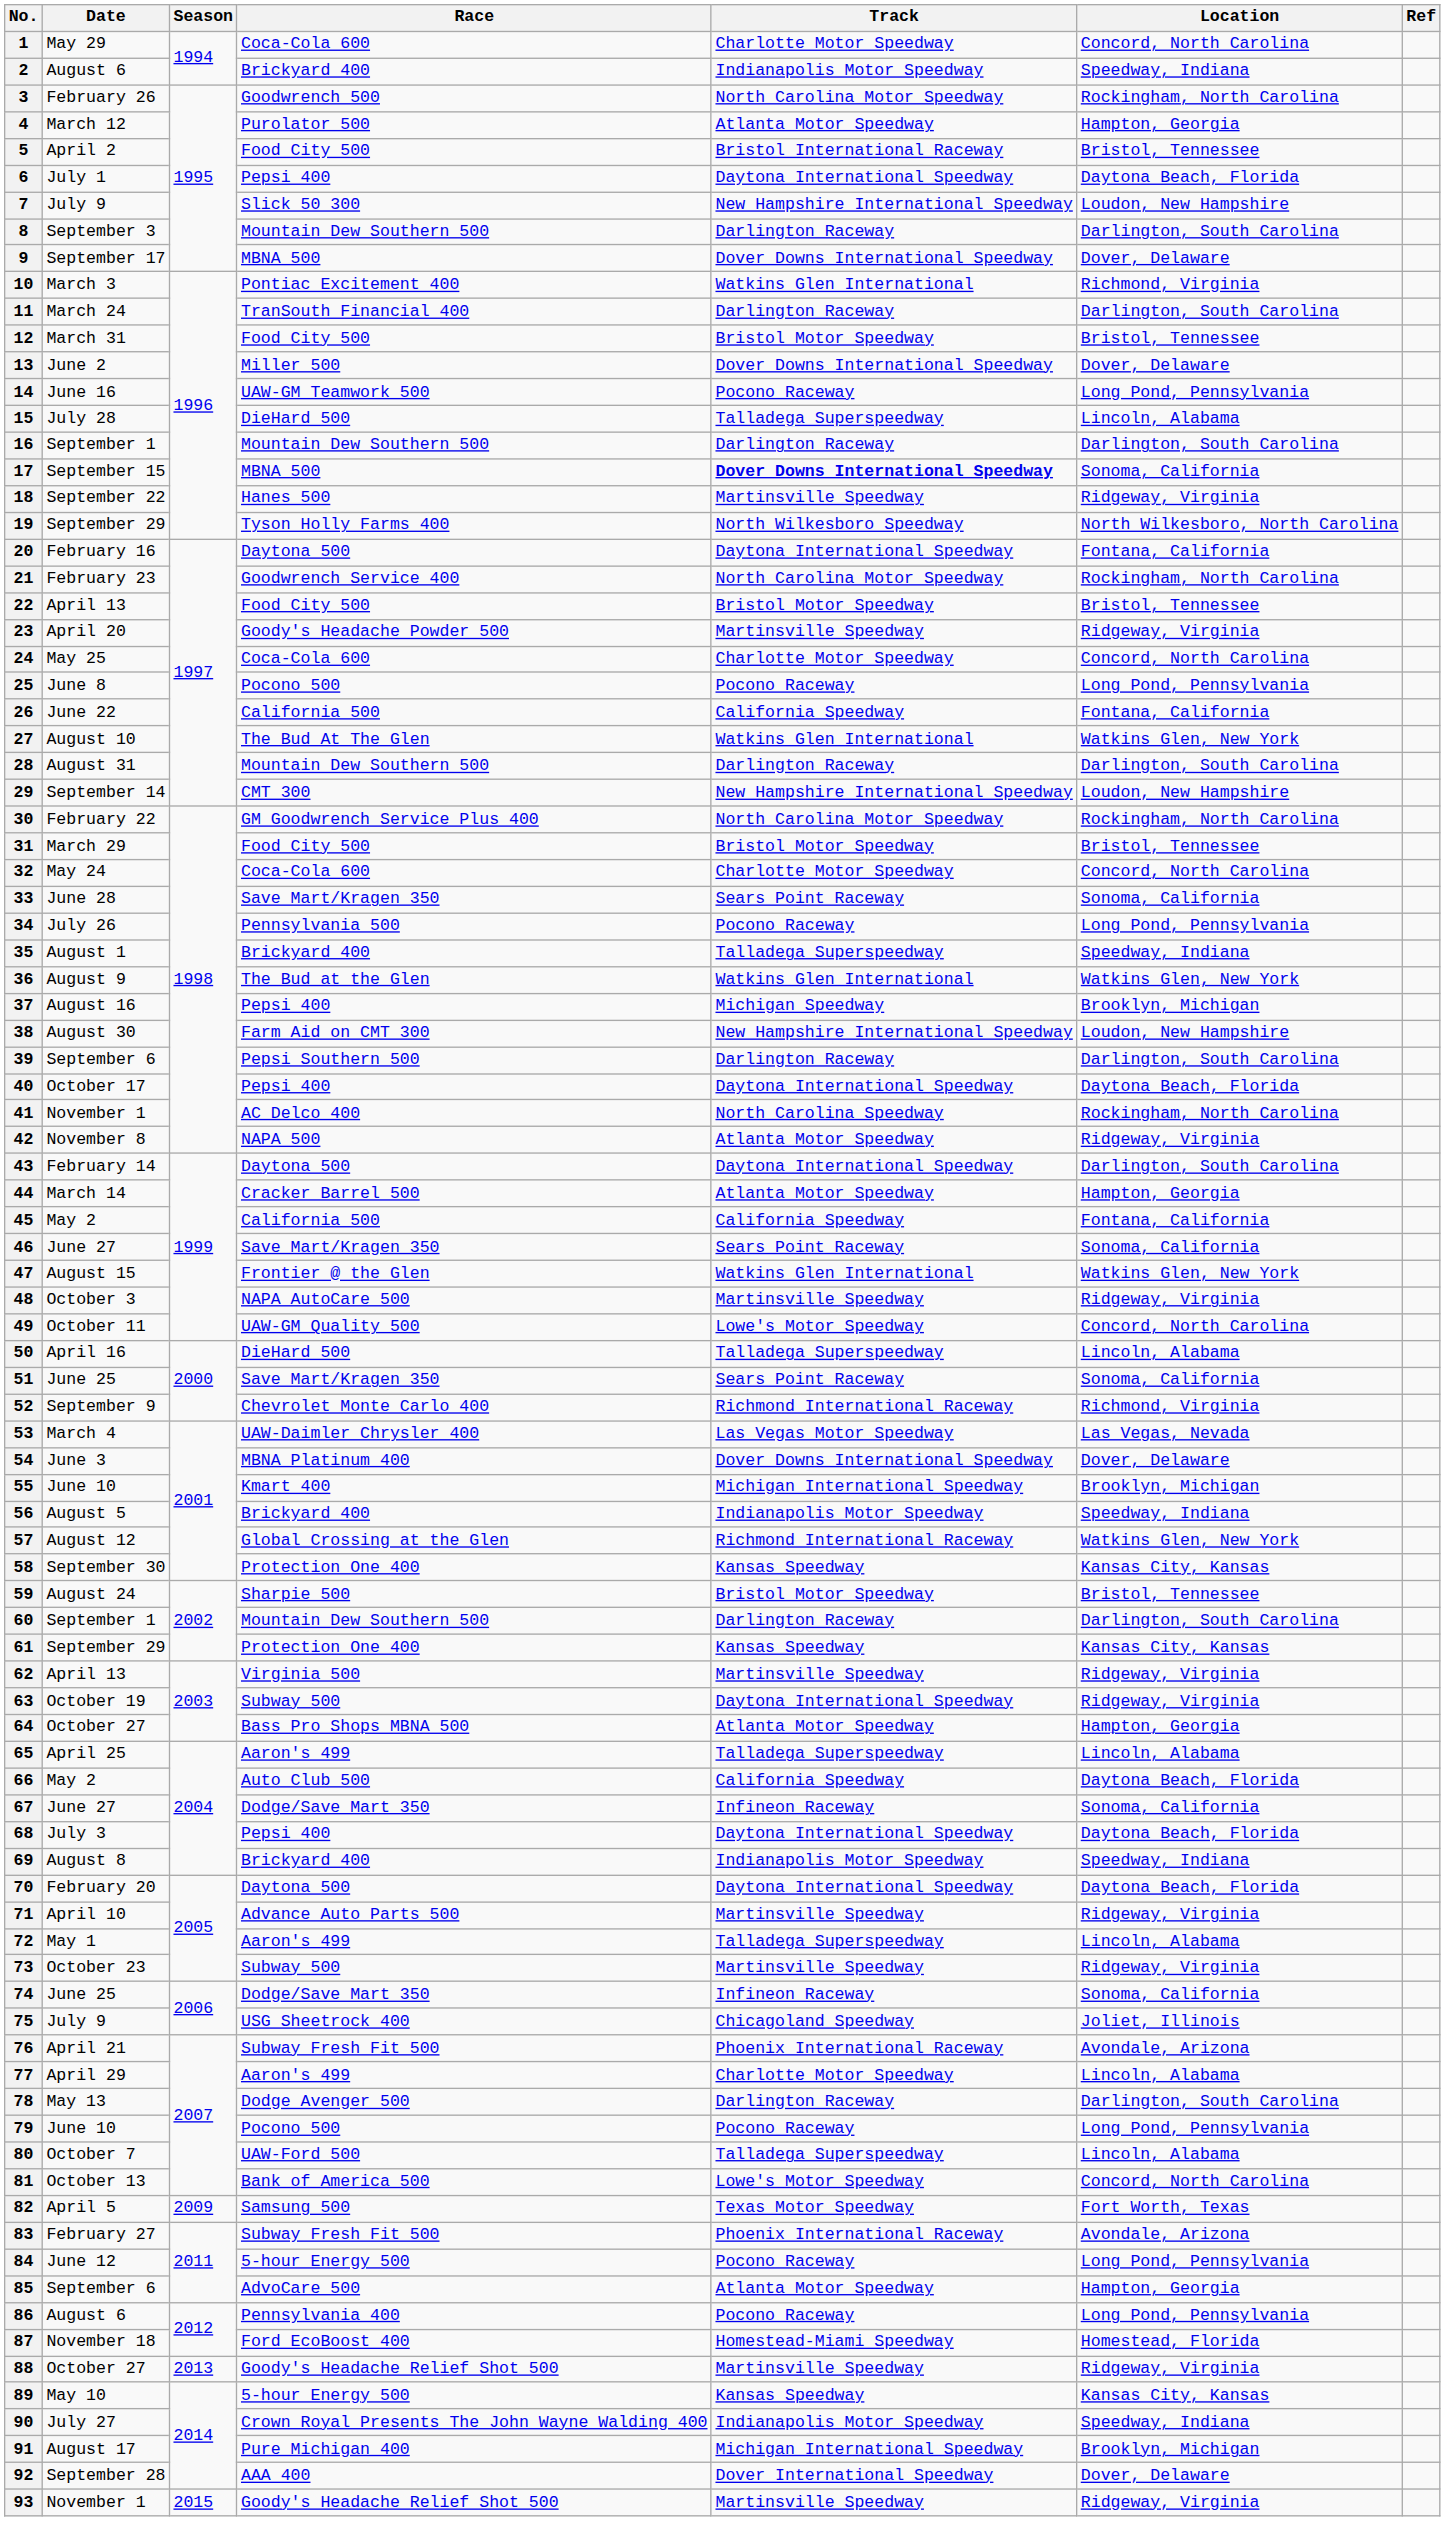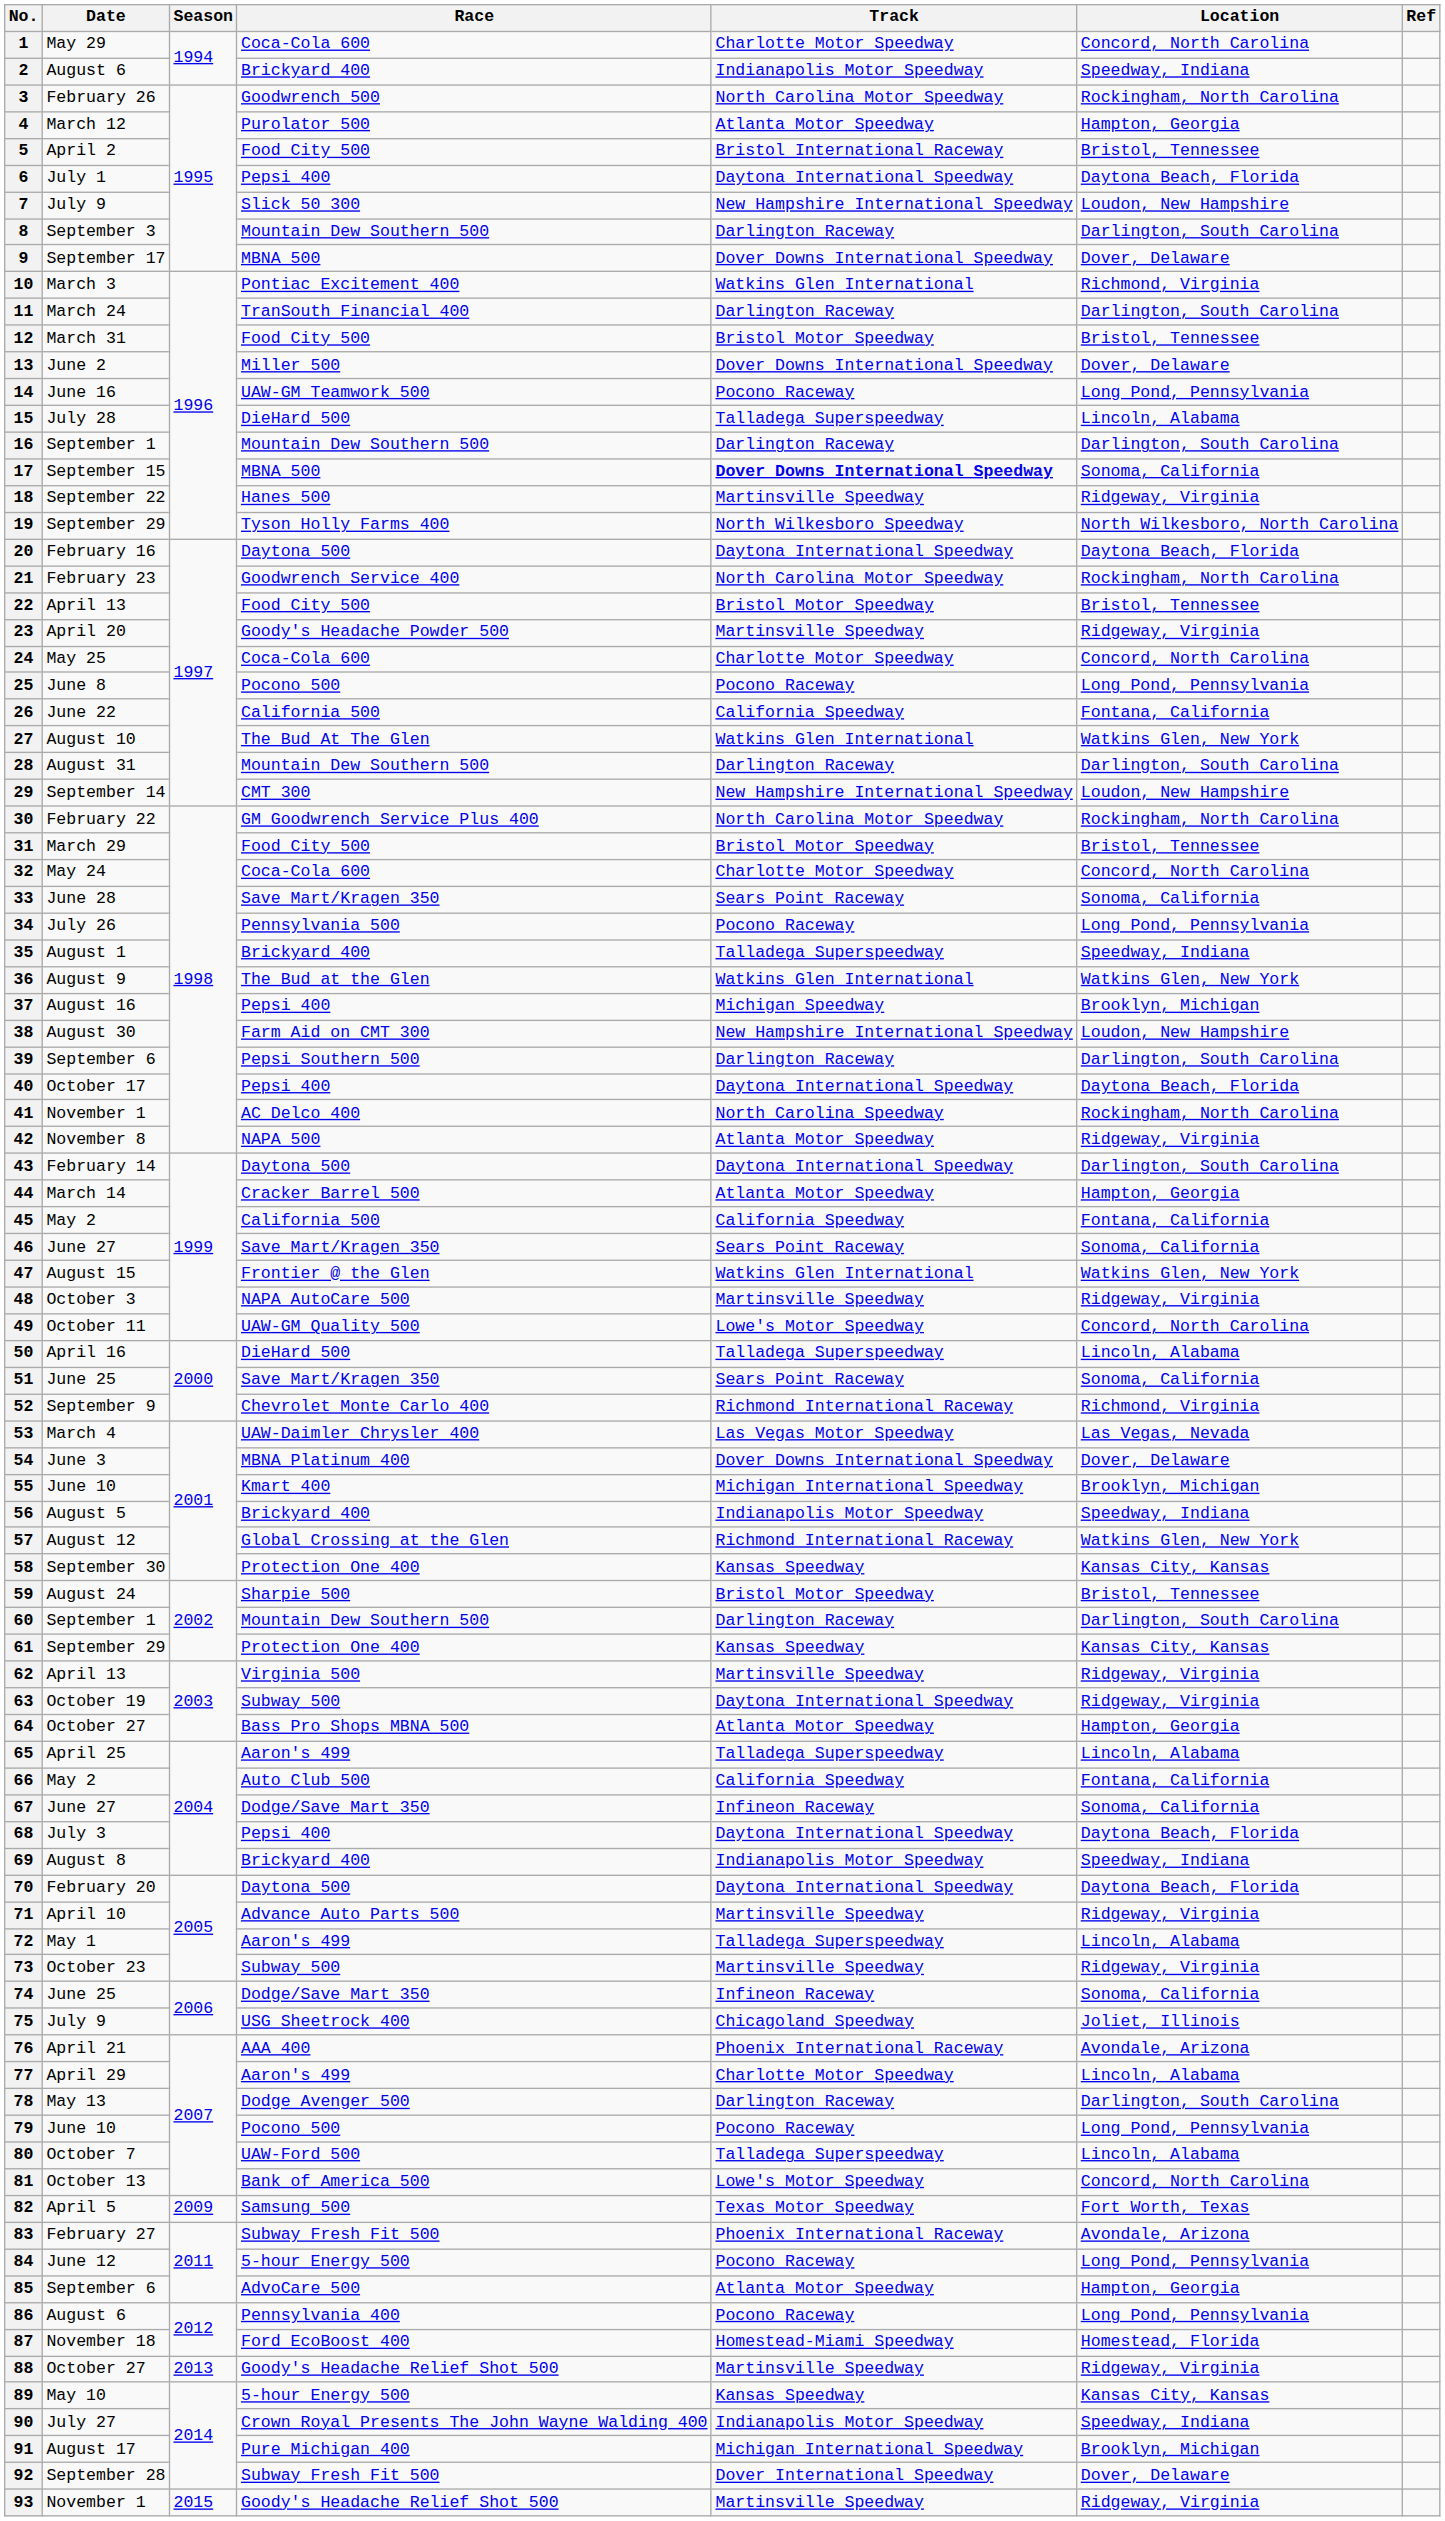(1175, 553) Fontana, California -> (1190, 553) Daytona Beach, Florida
(1190, 1782) Daytona Beach, Florida -> (1175, 1782) Fontana, California
(340, 2049) Subway Fresh Fit 500 -> (276, 2049) AAA 400
(276, 2476) AAA 400 -> (340, 2476) Subway Fresh Fit 500
